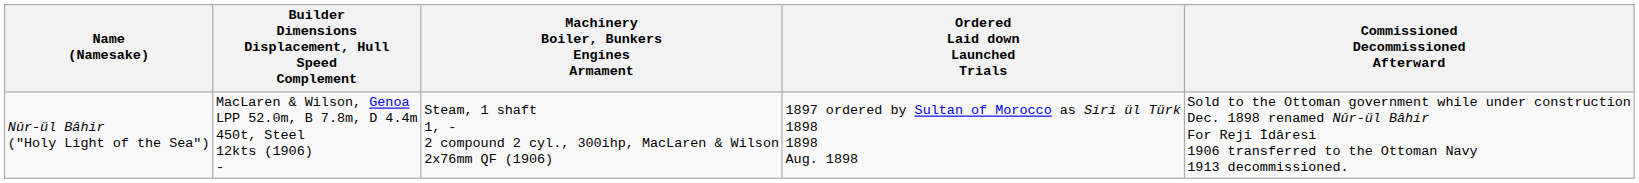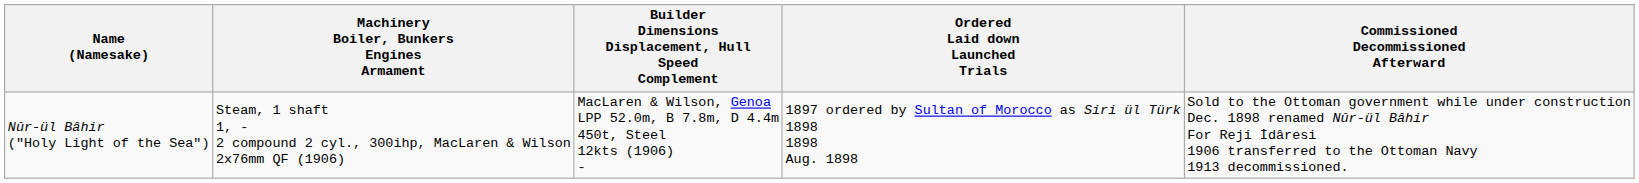columns swapped: (317, 48) <-> (602, 48)
